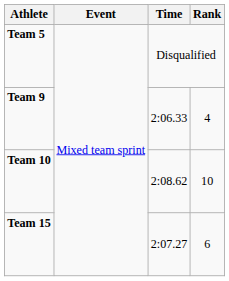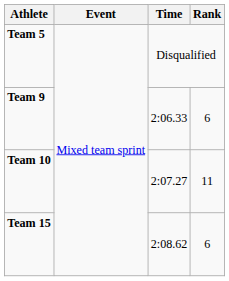(207, 119) 4 -> (207, 119) 6
(169, 181) 2:08.62 -> (169, 181) 2:07.27
(207, 181) 10 -> (207, 181) 11
(169, 244) 2:07.27 -> (169, 244) 2:08.62
